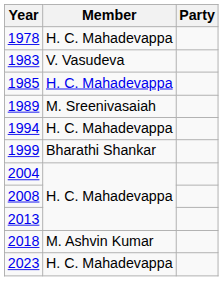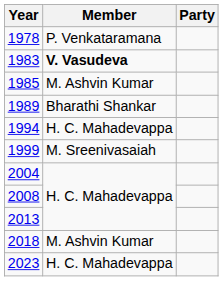(109, 38) H. C. Mahadevappa -> (104, 38) P. Venkataramana
(85, 60) normal -> (87, 60) bold
(109, 83) H. C. Mahadevappa -> (100, 83) M. Ashvin Kumar
(101, 106) M. Sreenivasaiah -> (101, 106) Bharathi Shankar
(101, 151) Bharathi Shankar -> (101, 151) M. Sreenivasaiah
